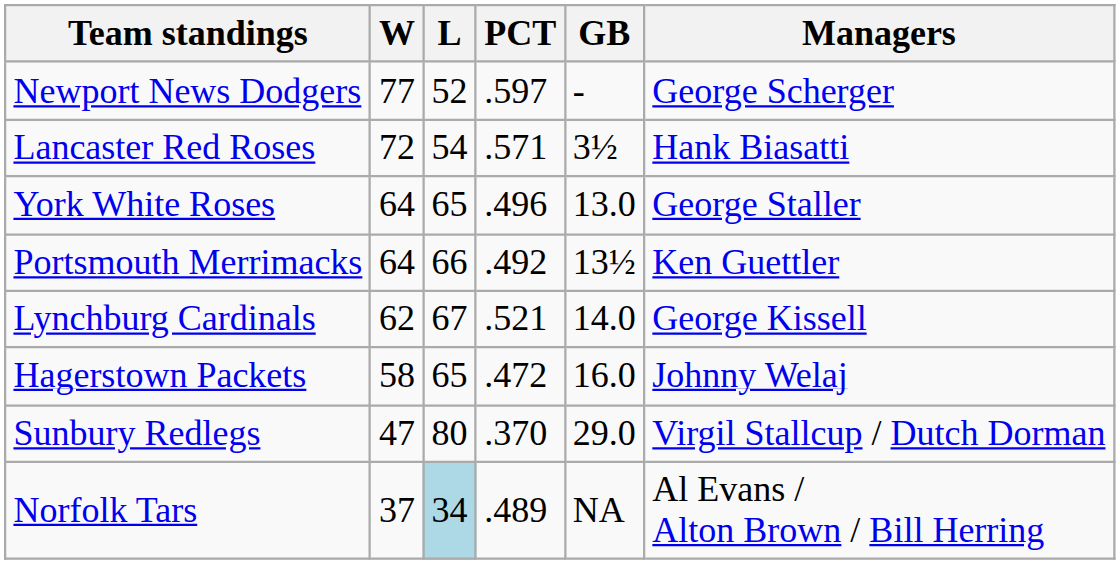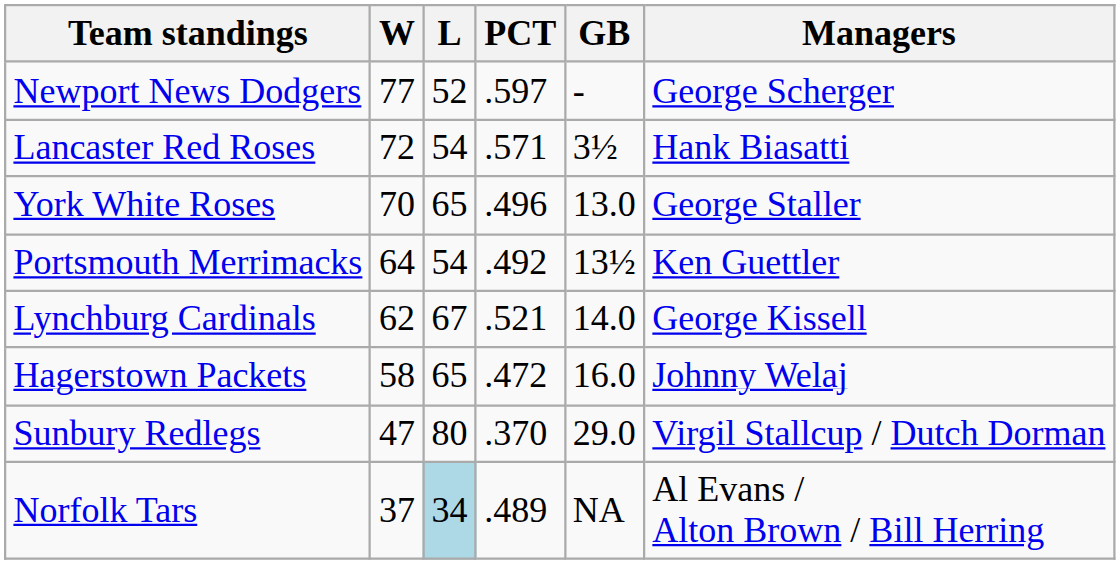(397, 204) 64 -> (397, 204) 70
(450, 261) 66 -> (450, 261) 54
